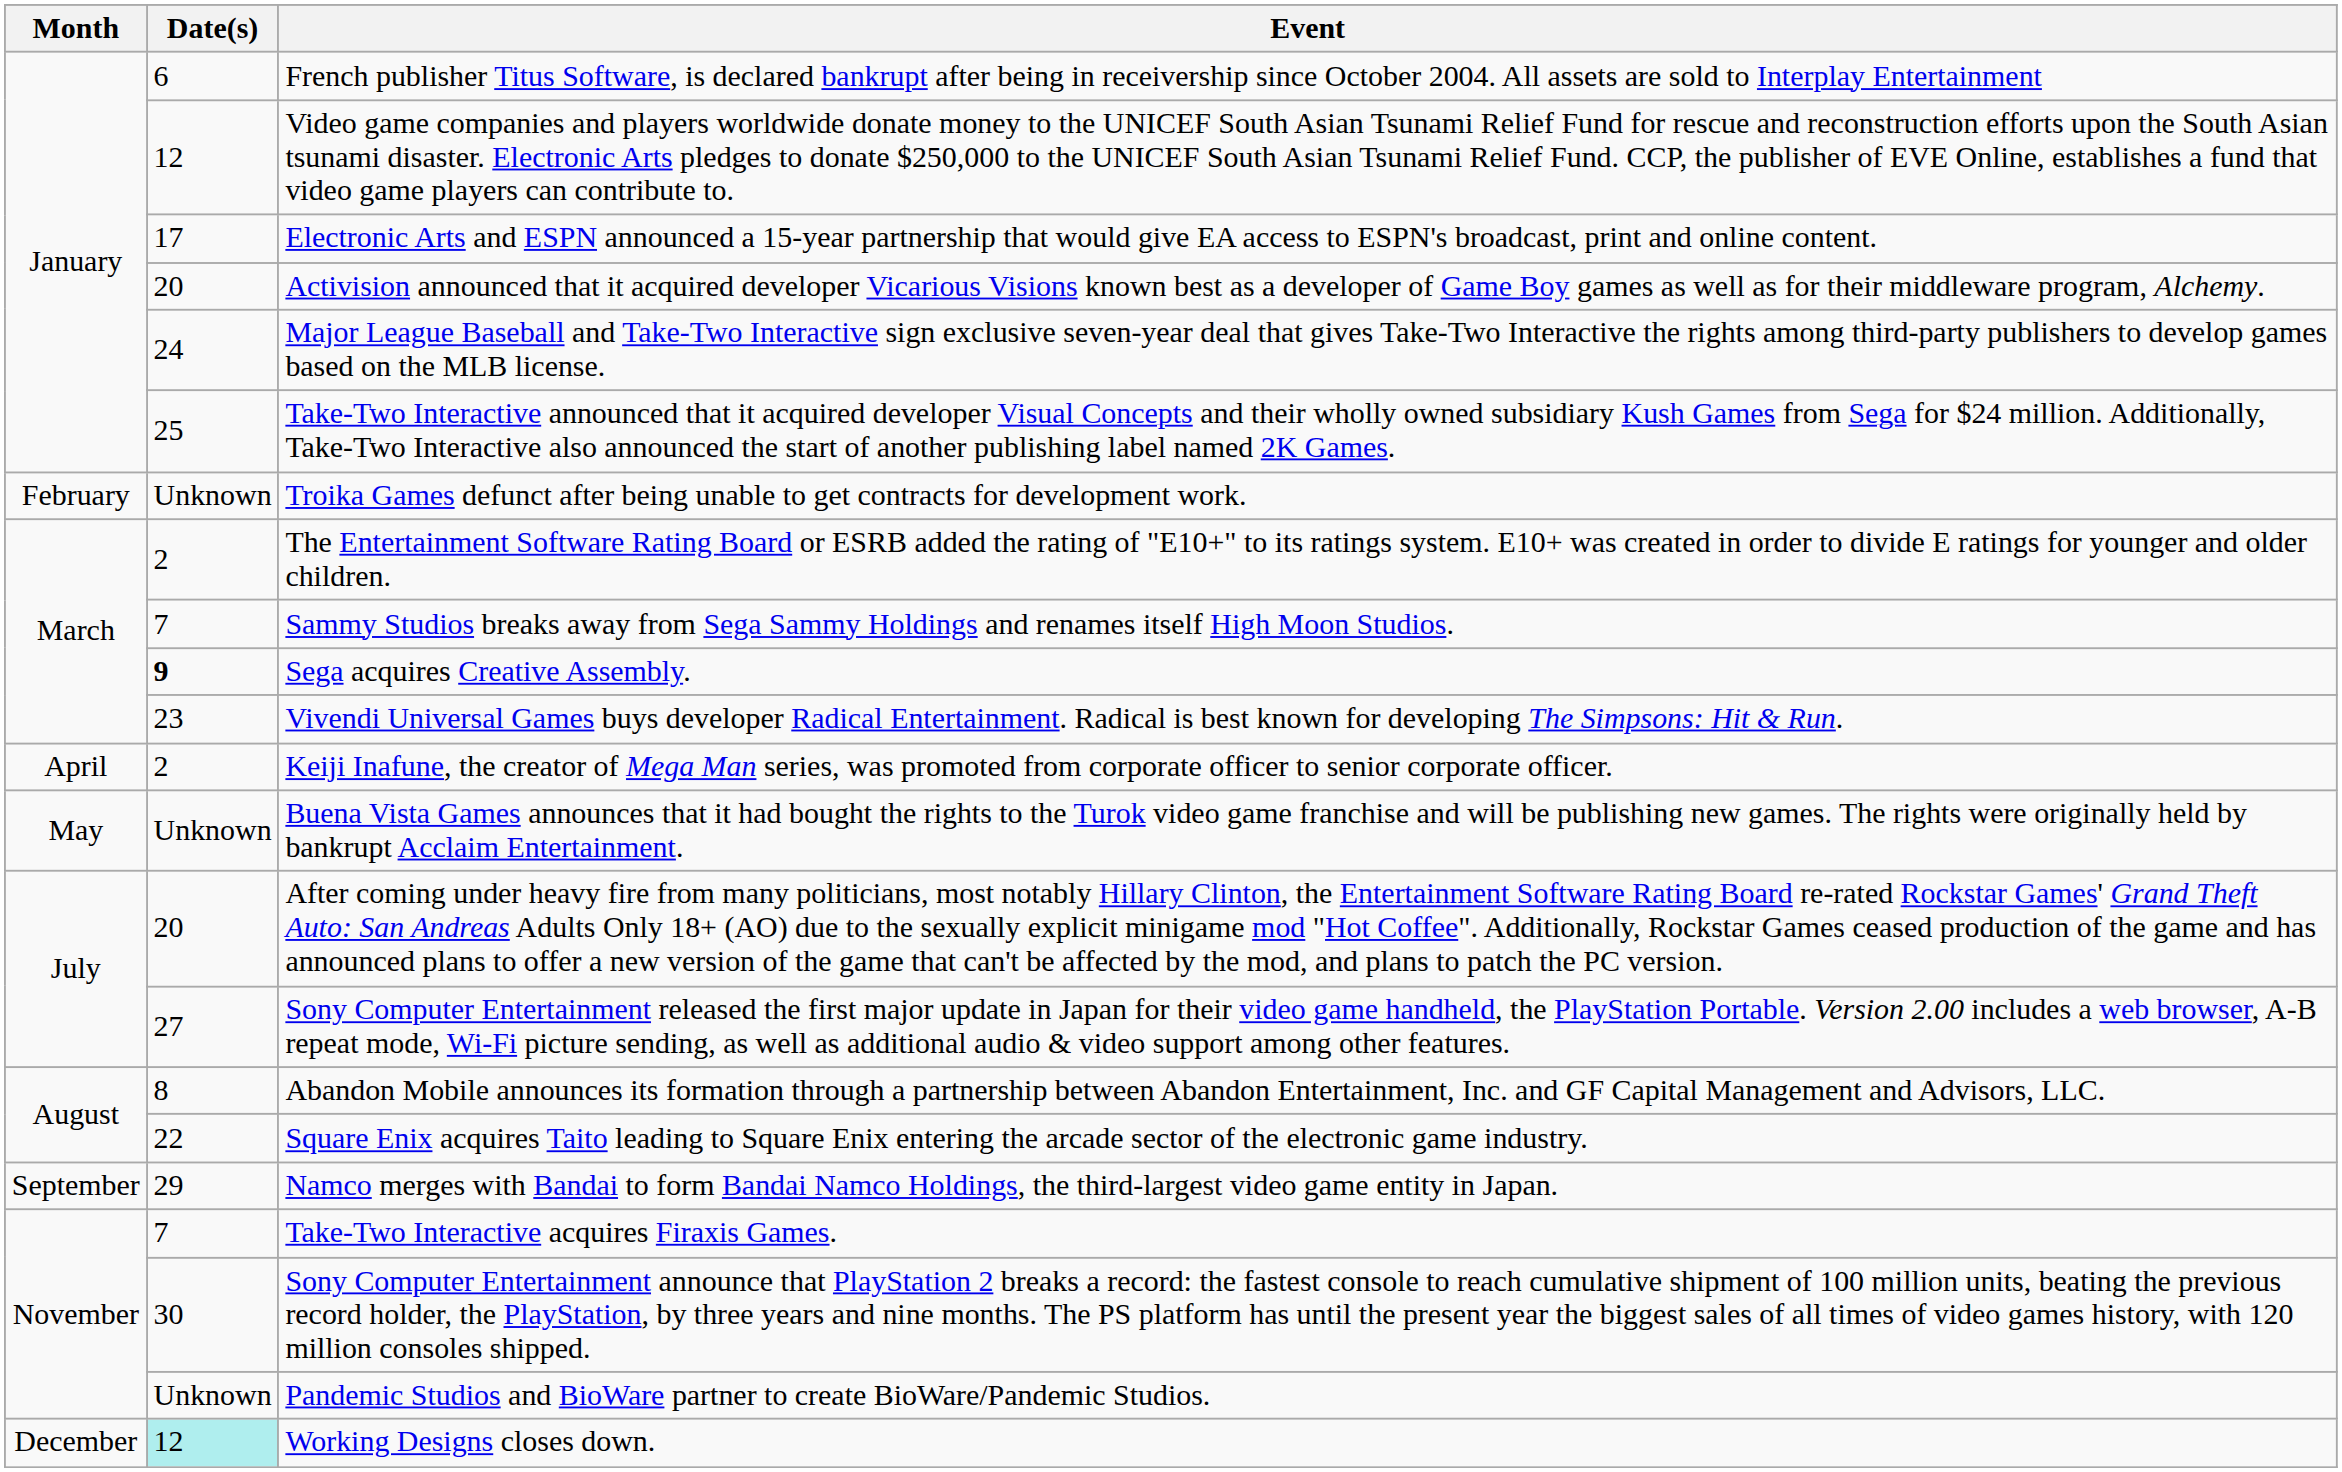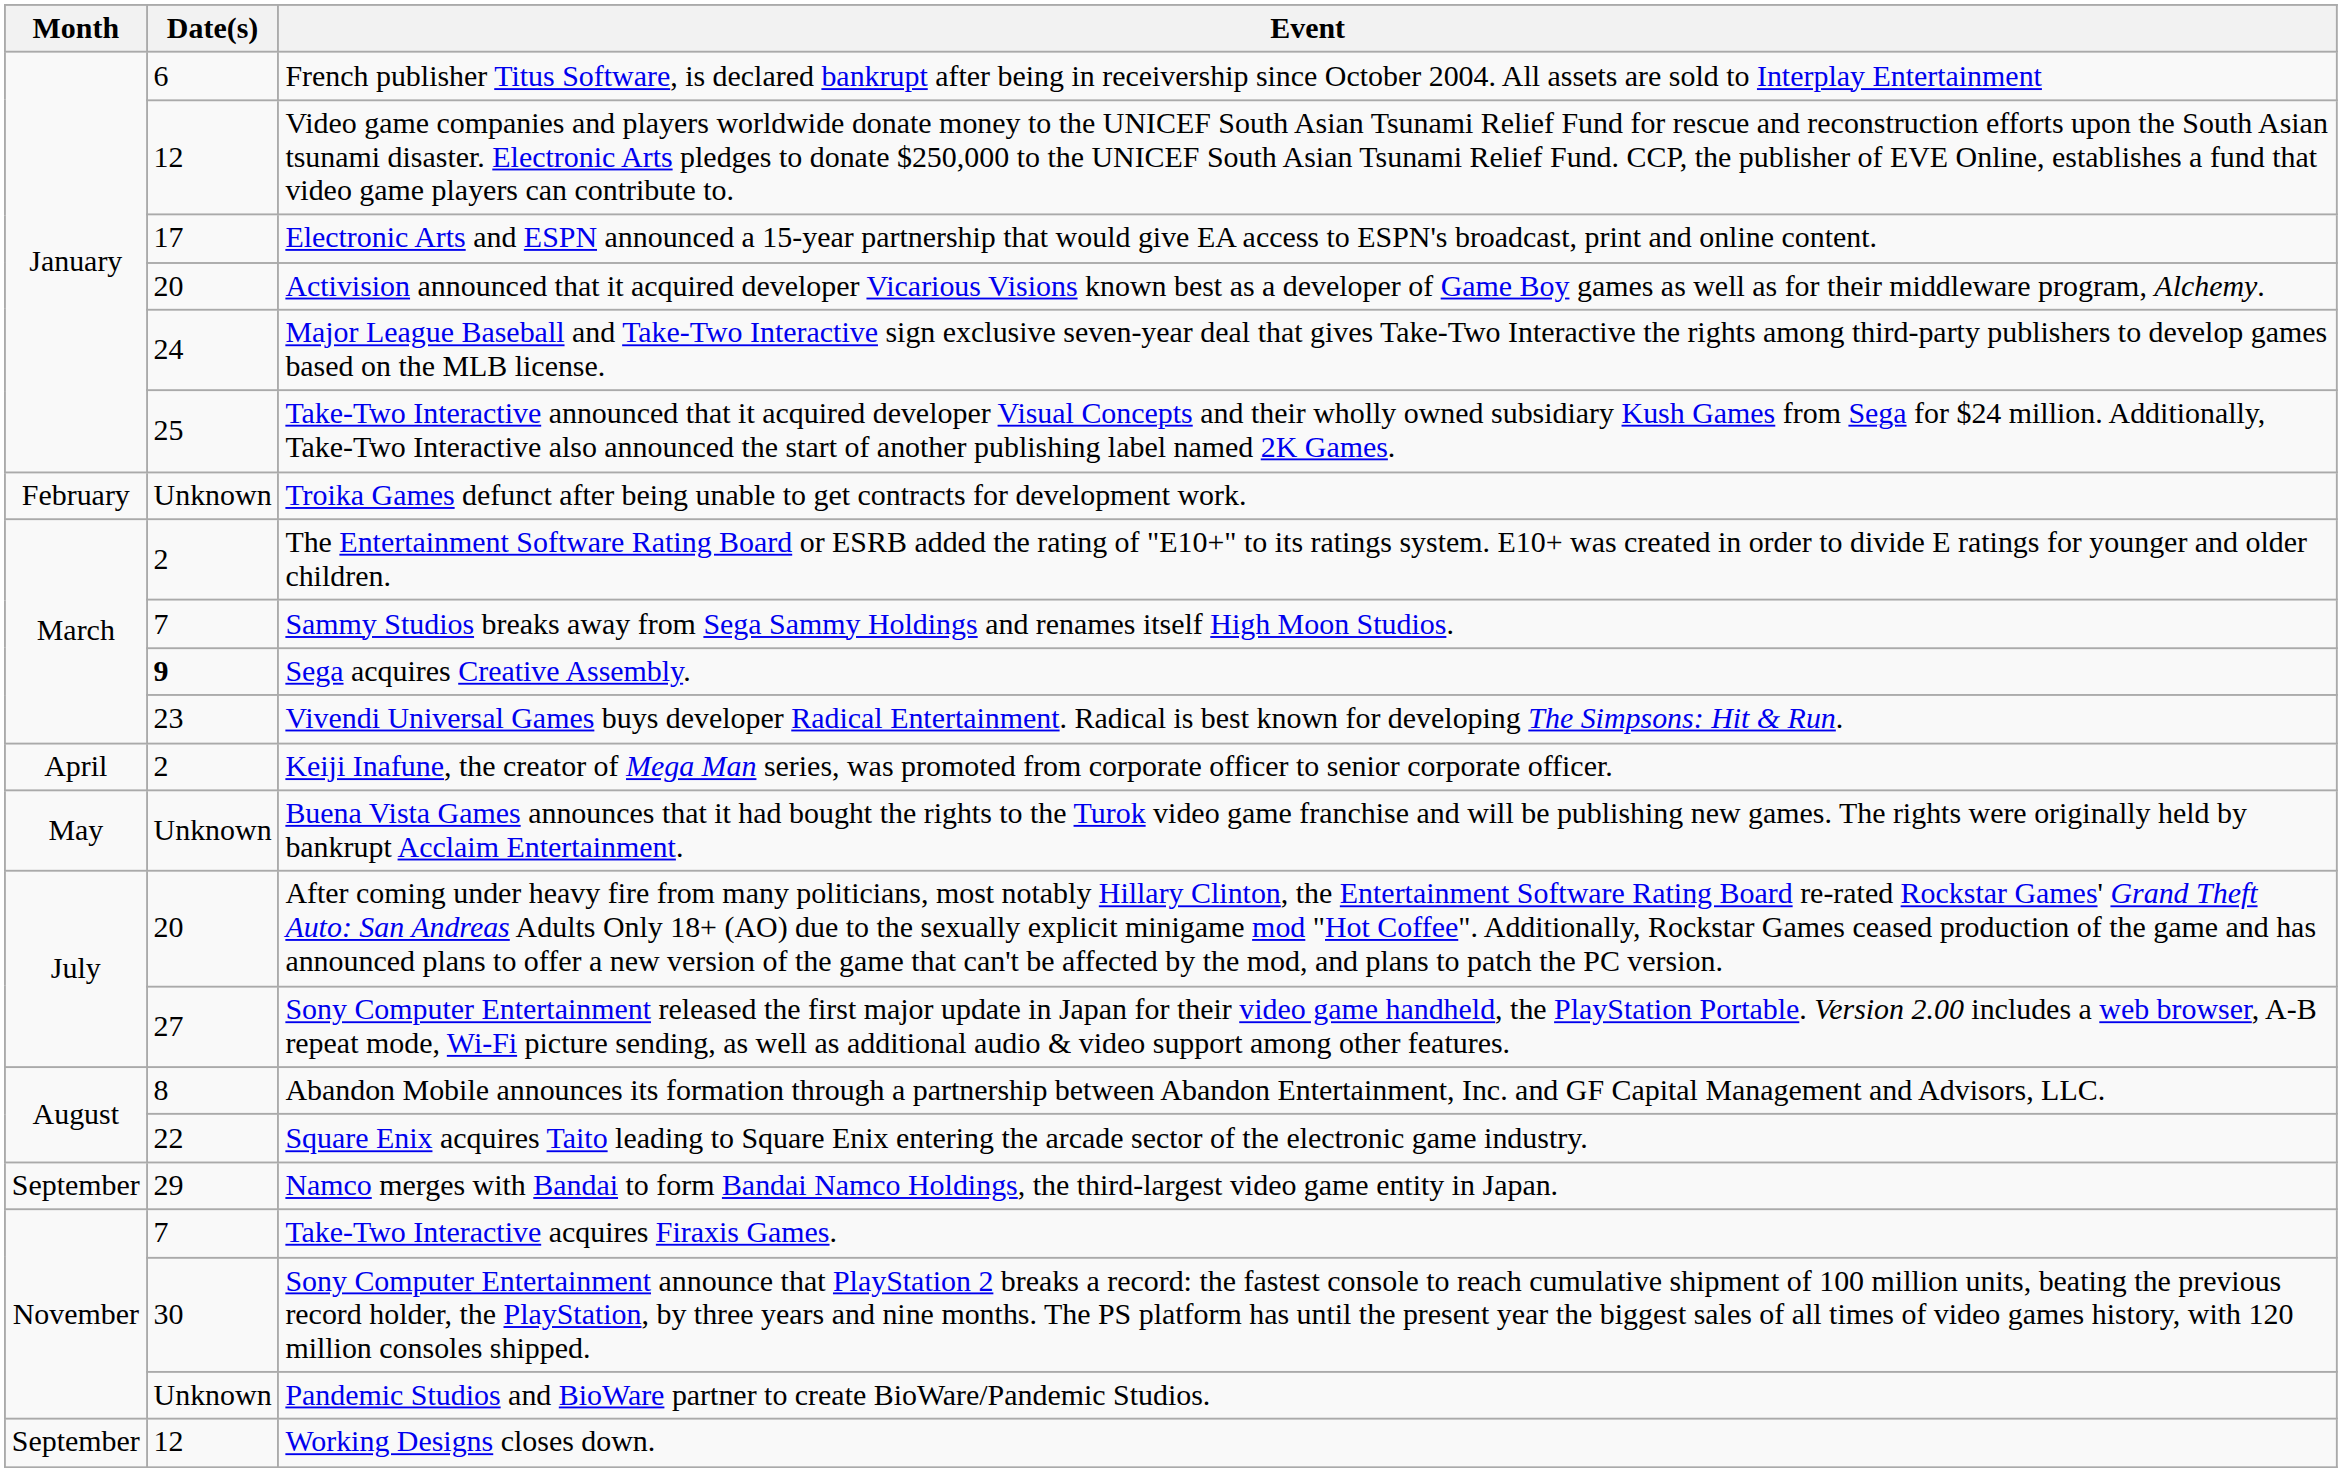(76, 1442) December -> (76, 1442) September
(169, 1442) paleturquoise background -> (169, 1442) no background
